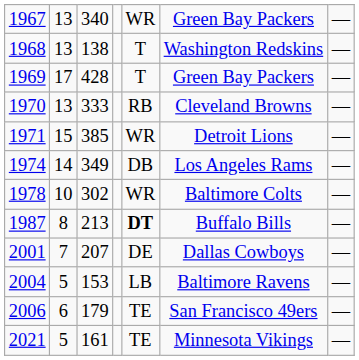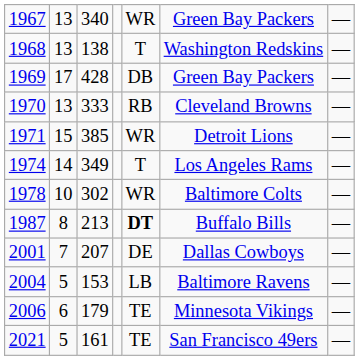(140, 77) T -> (140, 77) DB
(140, 164) DB -> (140, 164) T
(243, 310) San Francisco 49ers -> (243, 310) Minnesota Vikings
(243, 340) Minnesota Vikings -> (243, 340) San Francisco 49ers
